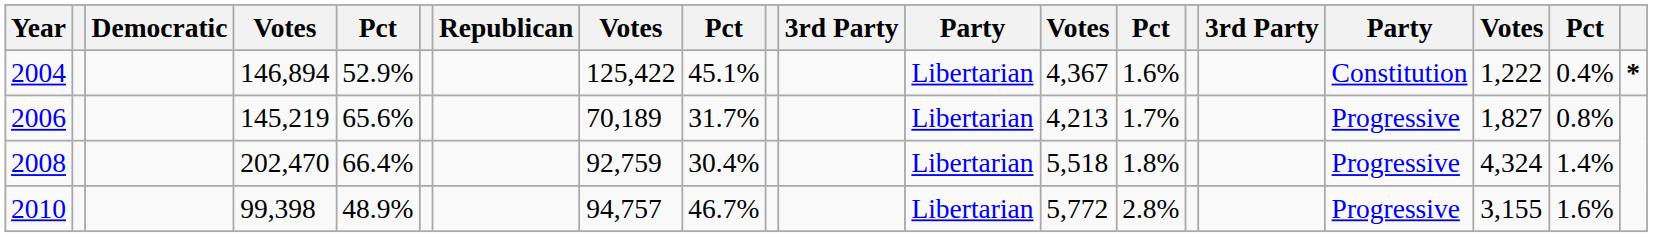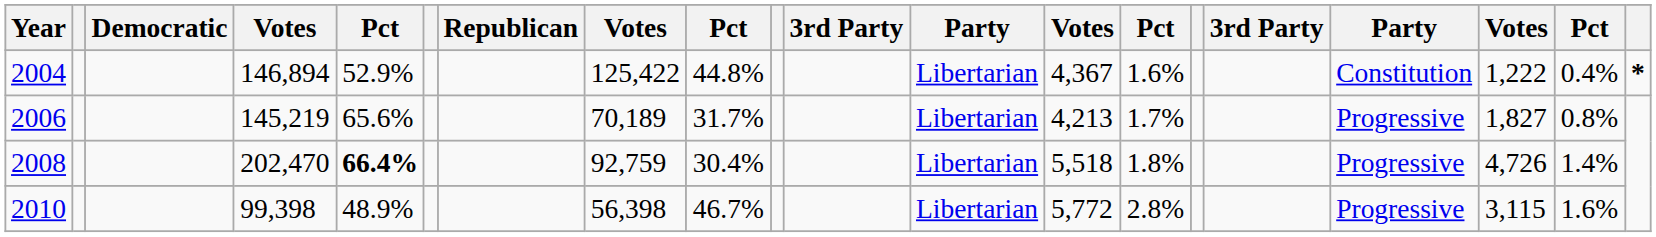(724, 72) 45.1% -> (728, 72) 44.8%
(378, 163) normal -> (380, 163) bold
(1511, 163) 4,324 -> (1516, 163) 4,726
(624, 208) 94,757 -> (629, 208) 56,398
(1511, 208) 3,155 -> (1515, 208) 3,115
